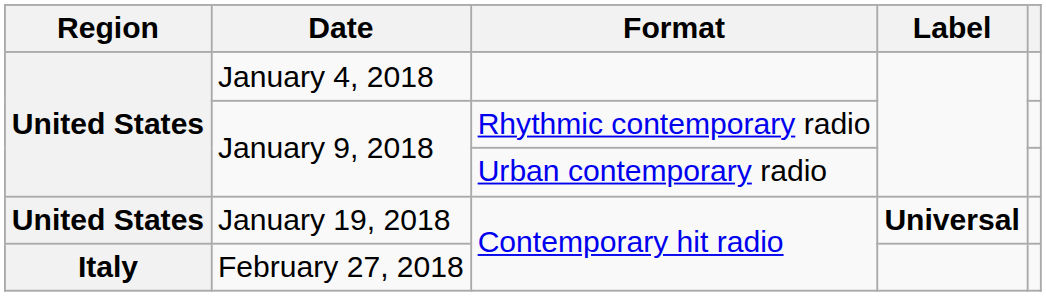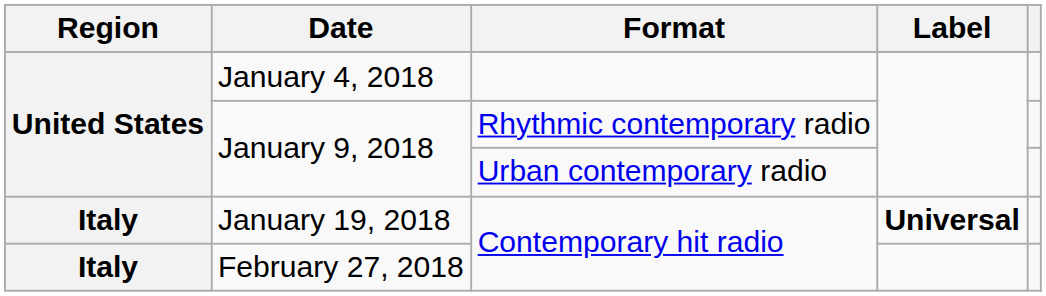(108, 219) United States -> (108, 219) Italy
